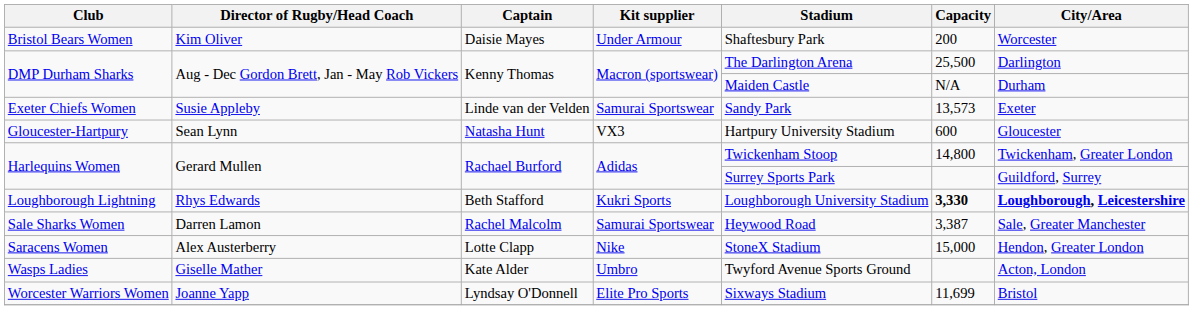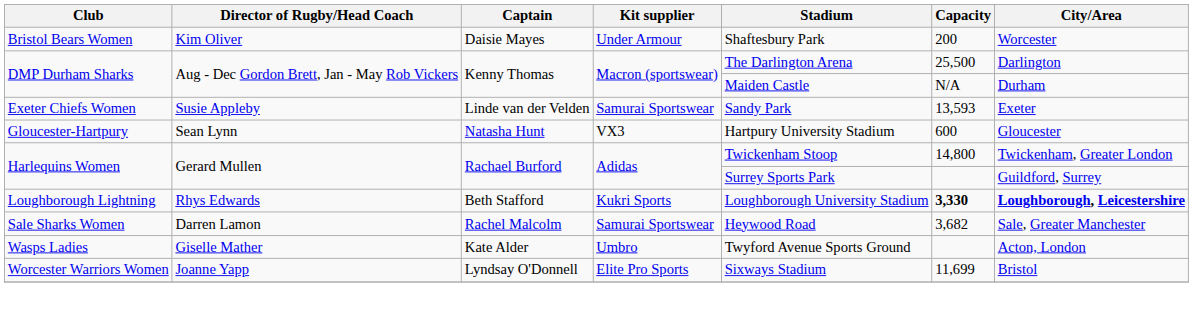(955, 108) 13,573 -> (955, 108) 13,593
(952, 223) 3,387 -> (952, 223) 3,682
- row: (58, 246)
